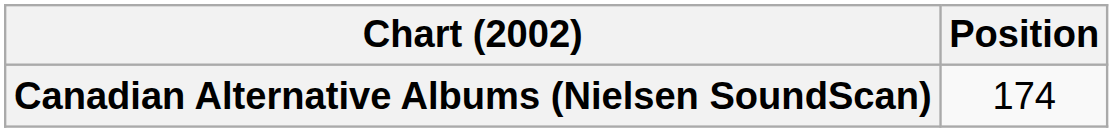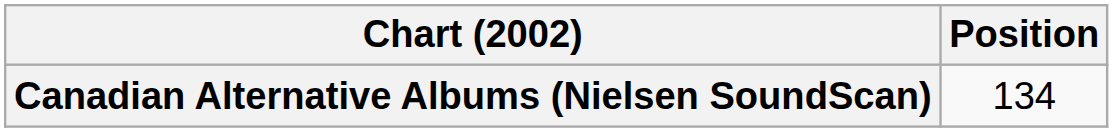(1024, 95) 174 -> (1024, 95) 134
